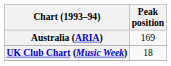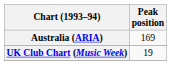(148, 53) 18 -> (148, 53) 19
